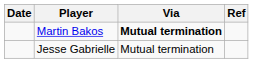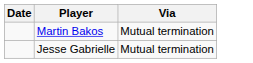- column: (236, 13)
(171, 31) bold -> (167, 31) normal
